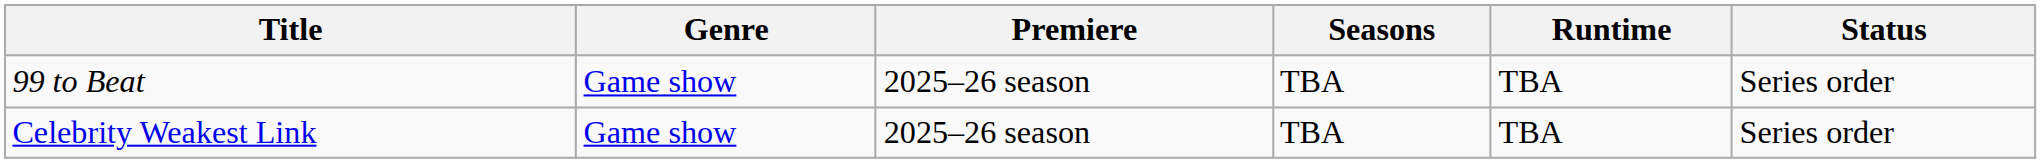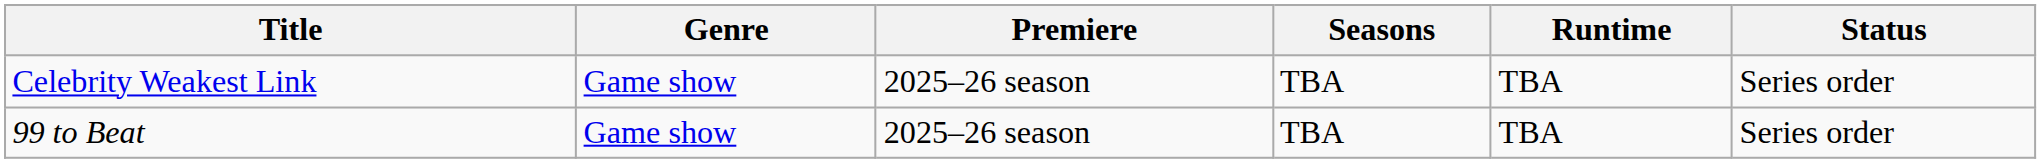rows swapped: (79, 81) <-> (164, 132)
